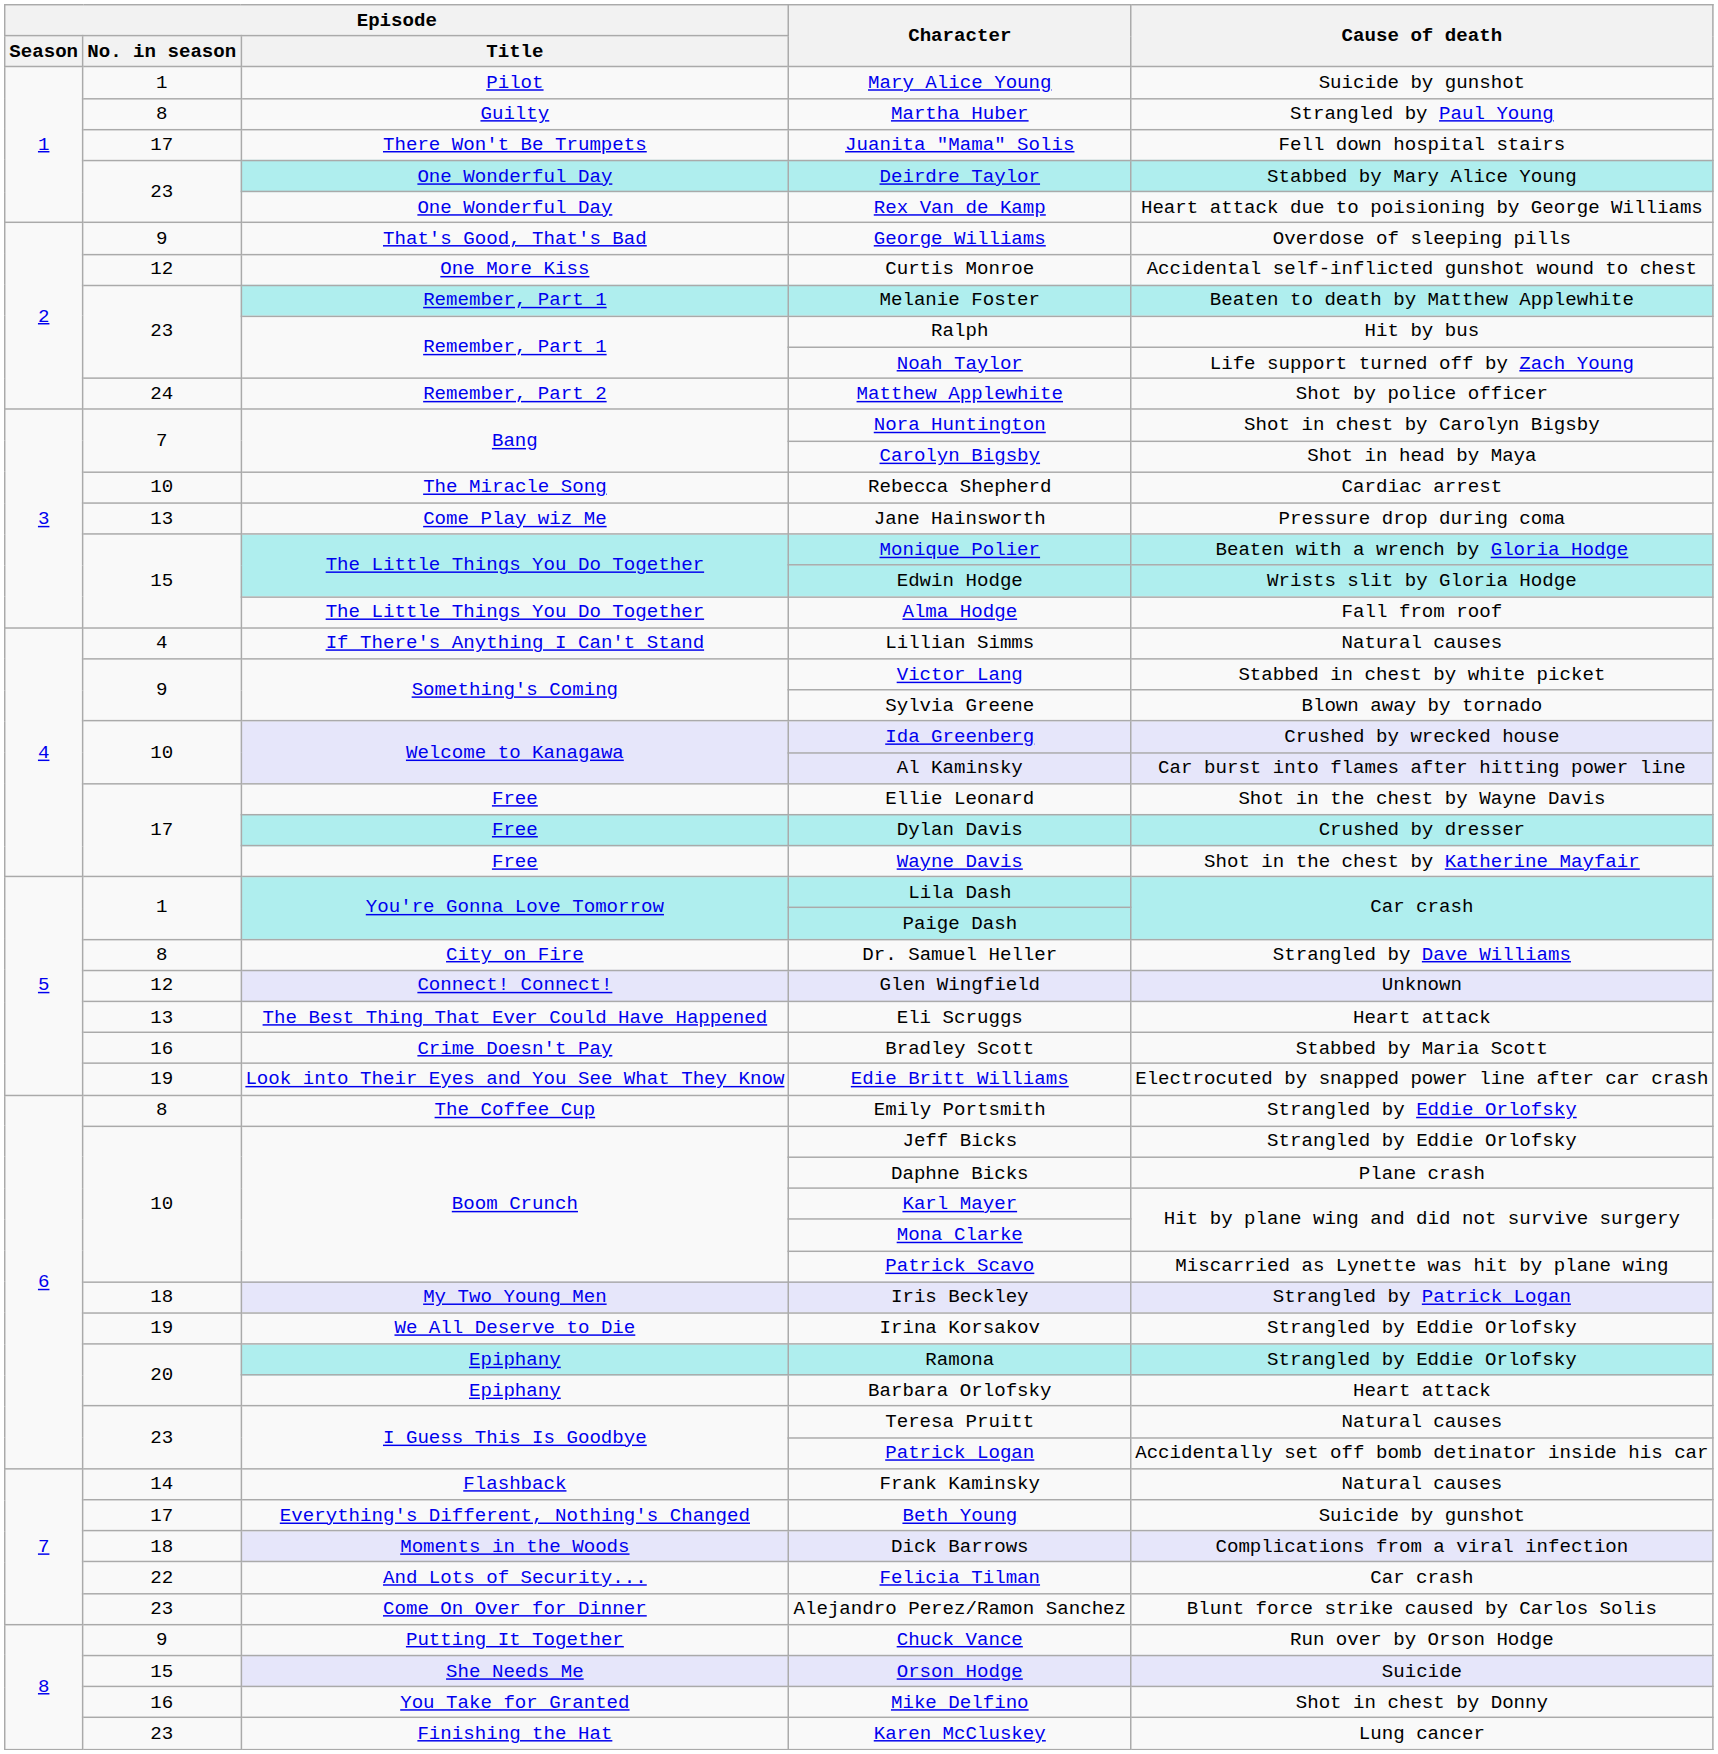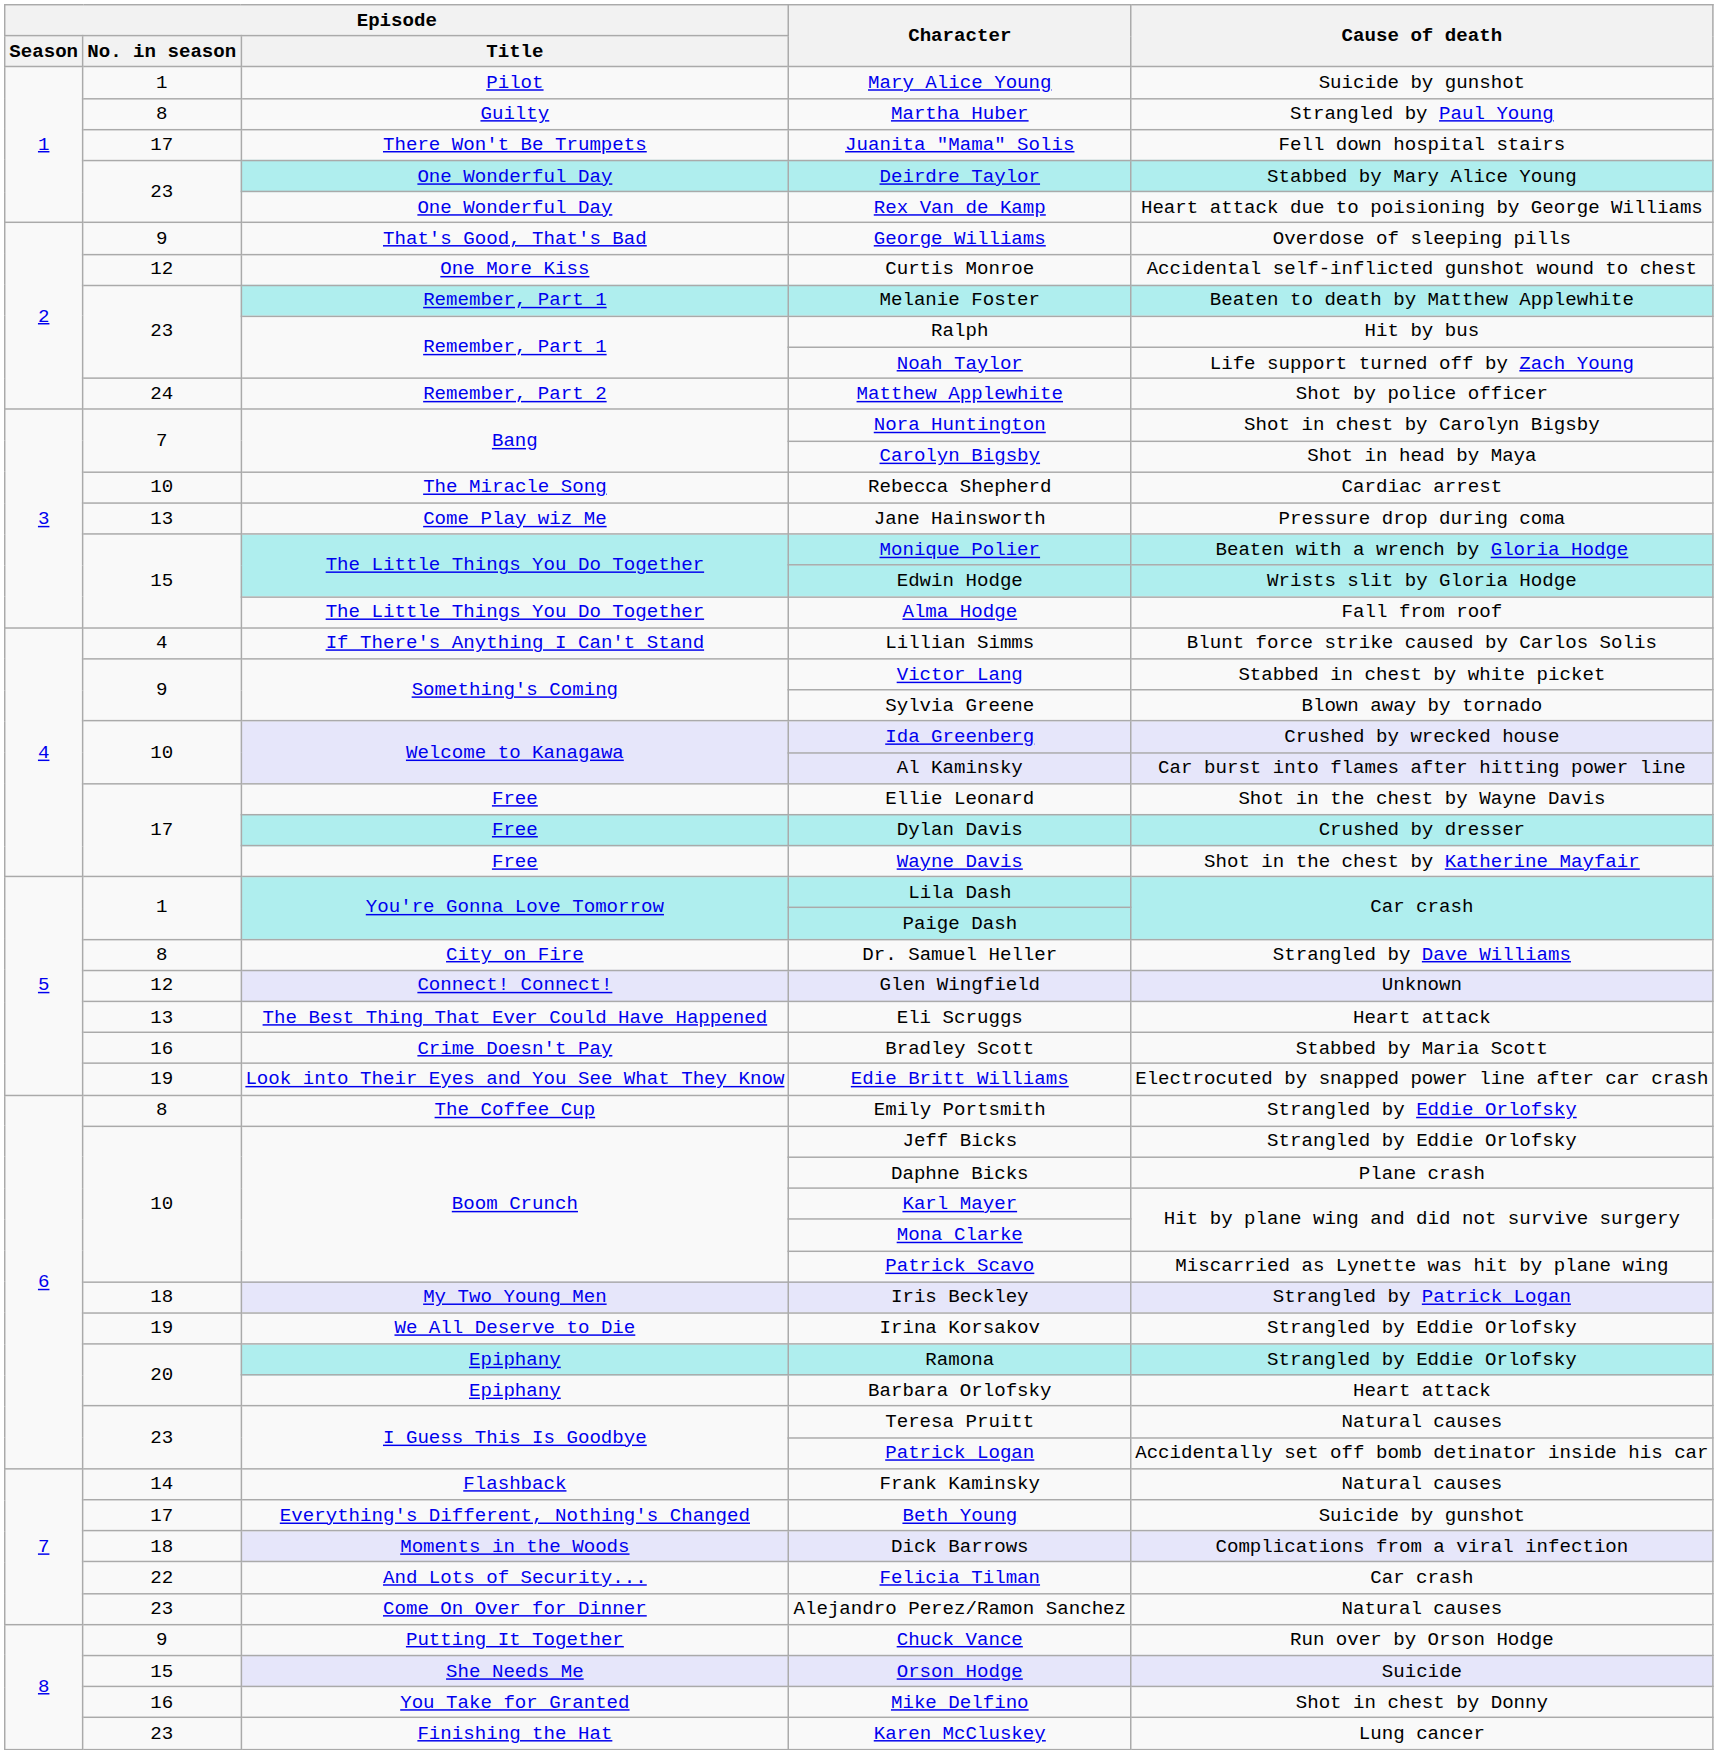(1422, 643) Natural causes -> (1422, 643) Blunt force strike caused by Carlos Solis
(1422, 1609) Blunt force strike caused by Carlos Solis -> (1422, 1609) Natural causes
